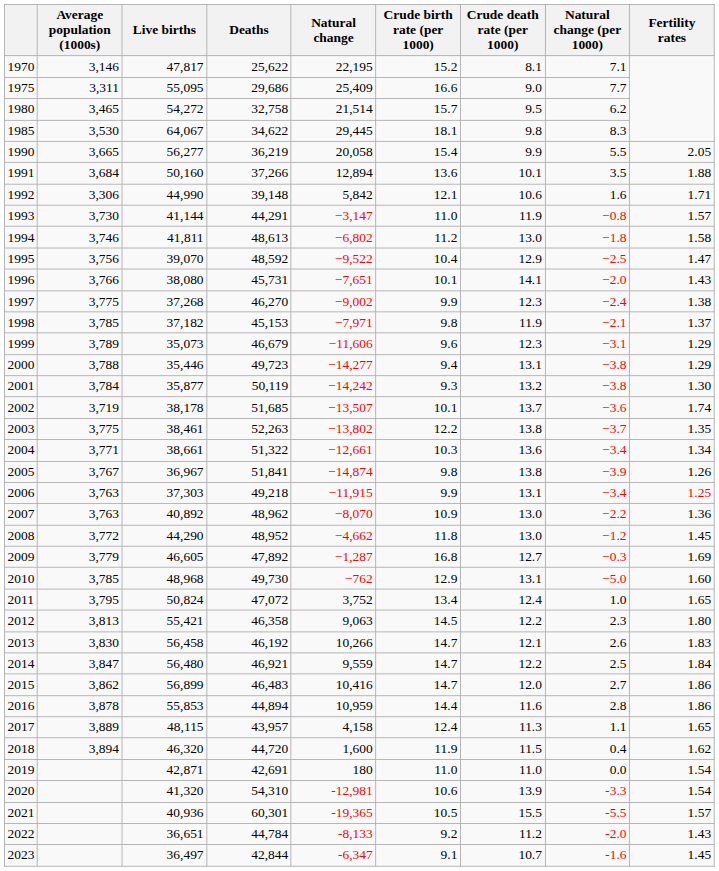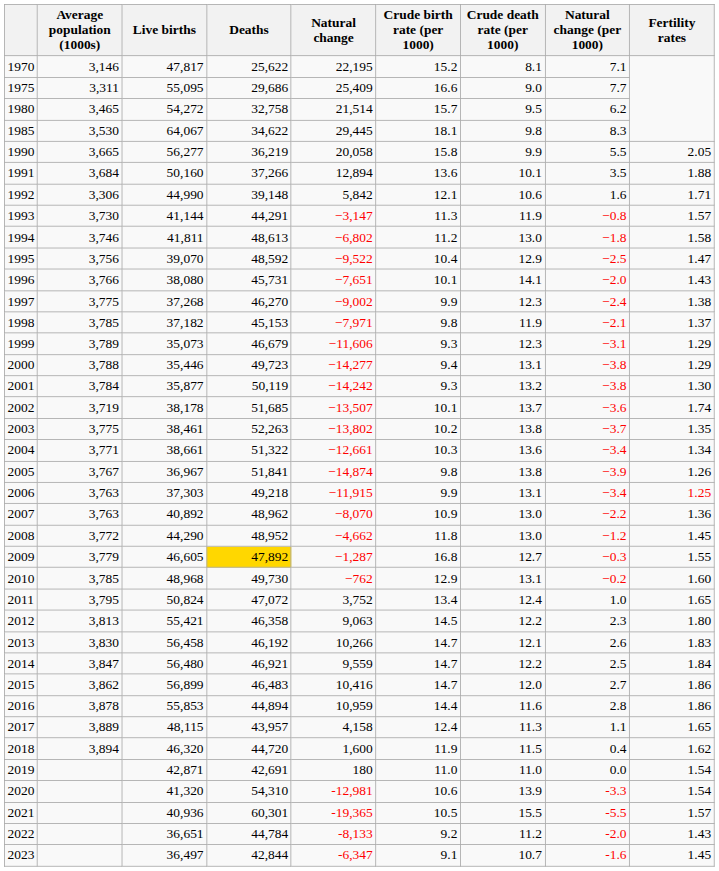(446, 151) 15.4 -> (446, 151) 15.8
(446, 215) 11.0 -> (446, 215) 11.3
(449, 343) 9.6 -> (449, 343) 9.3
(446, 429) 12.2 -> (446, 429) 10.2
(270, 556) no background -> (270, 556) gold background
(699, 556) 1.69 -> (699, 556) 1.55
(614, 578) −5.0 -> (614, 578) −0.2
